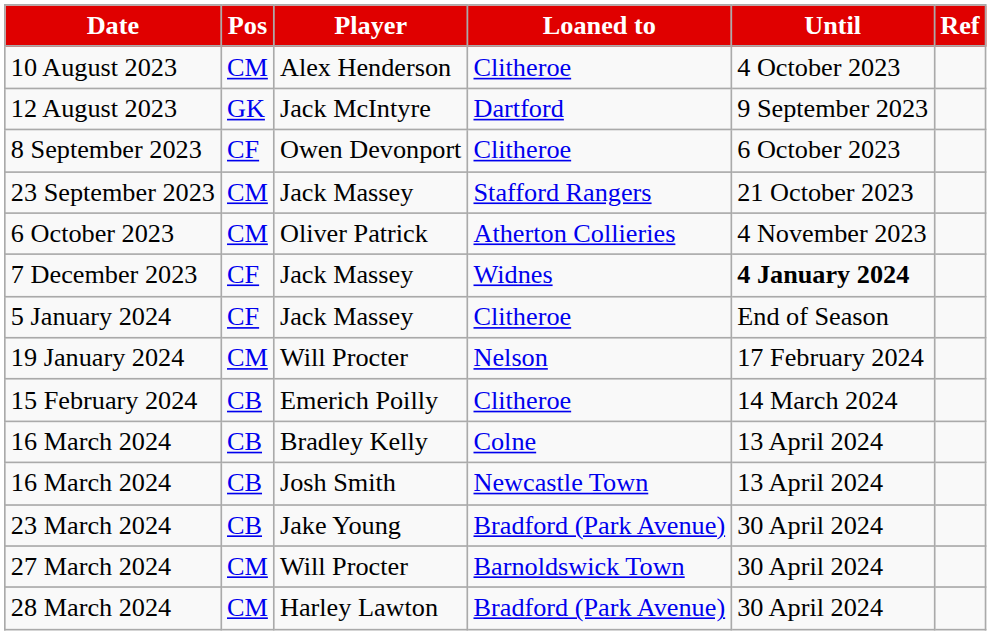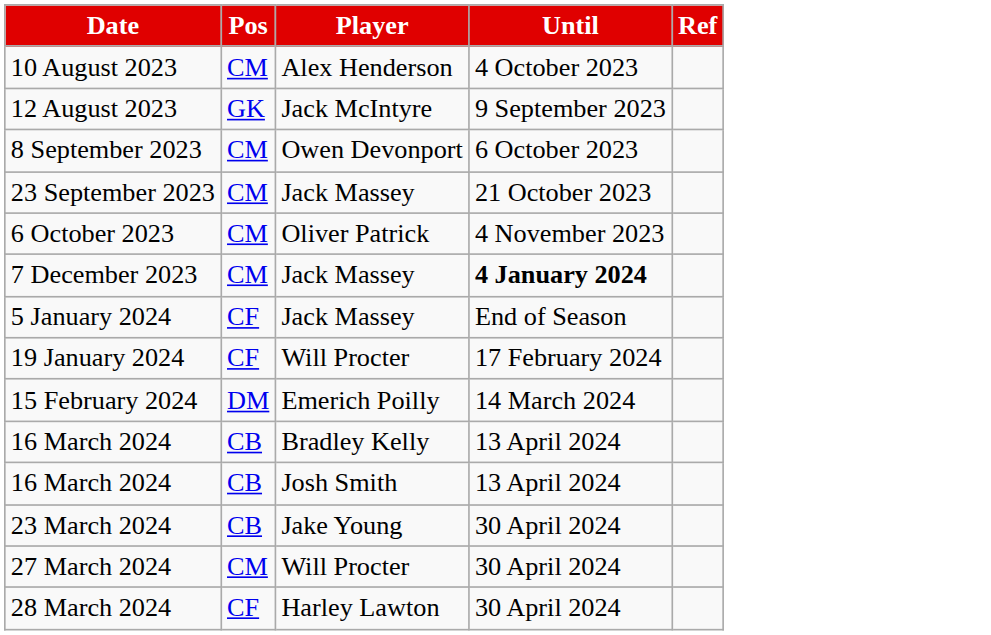- column: (599, 25)
(243, 150) CF -> (247, 150) CM
(243, 274) CF -> (247, 274) CM
(247, 358) CM -> (243, 358) CF
(245, 399) CB -> (248, 399) DM
(247, 607) CM -> (243, 607) CF
